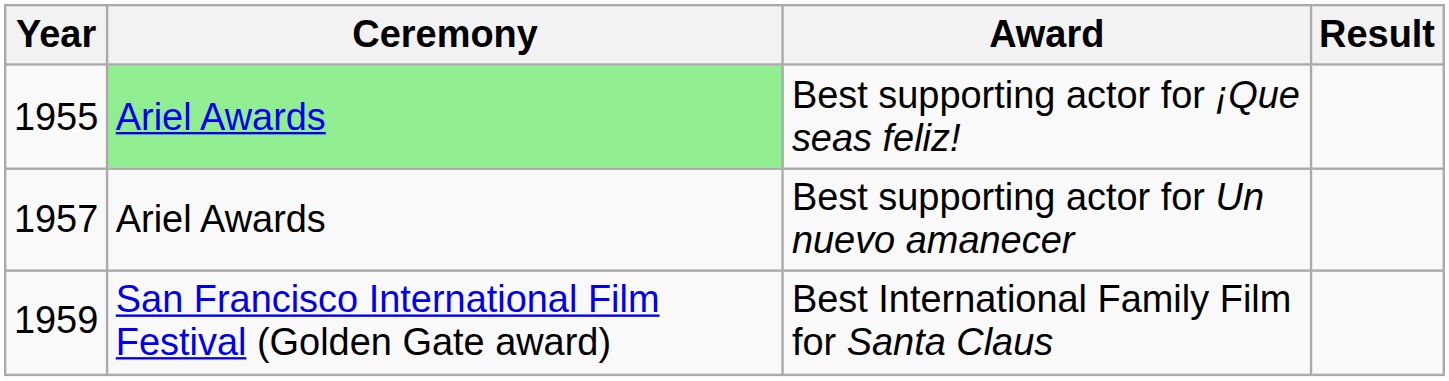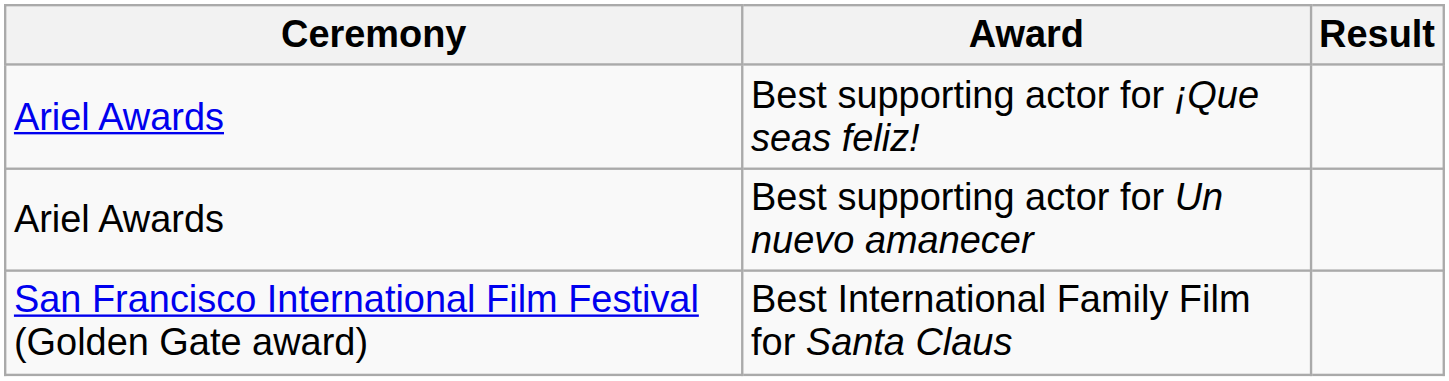- column: (56, 34)
(221, 116) lightgreen background -> (119, 116) no background
